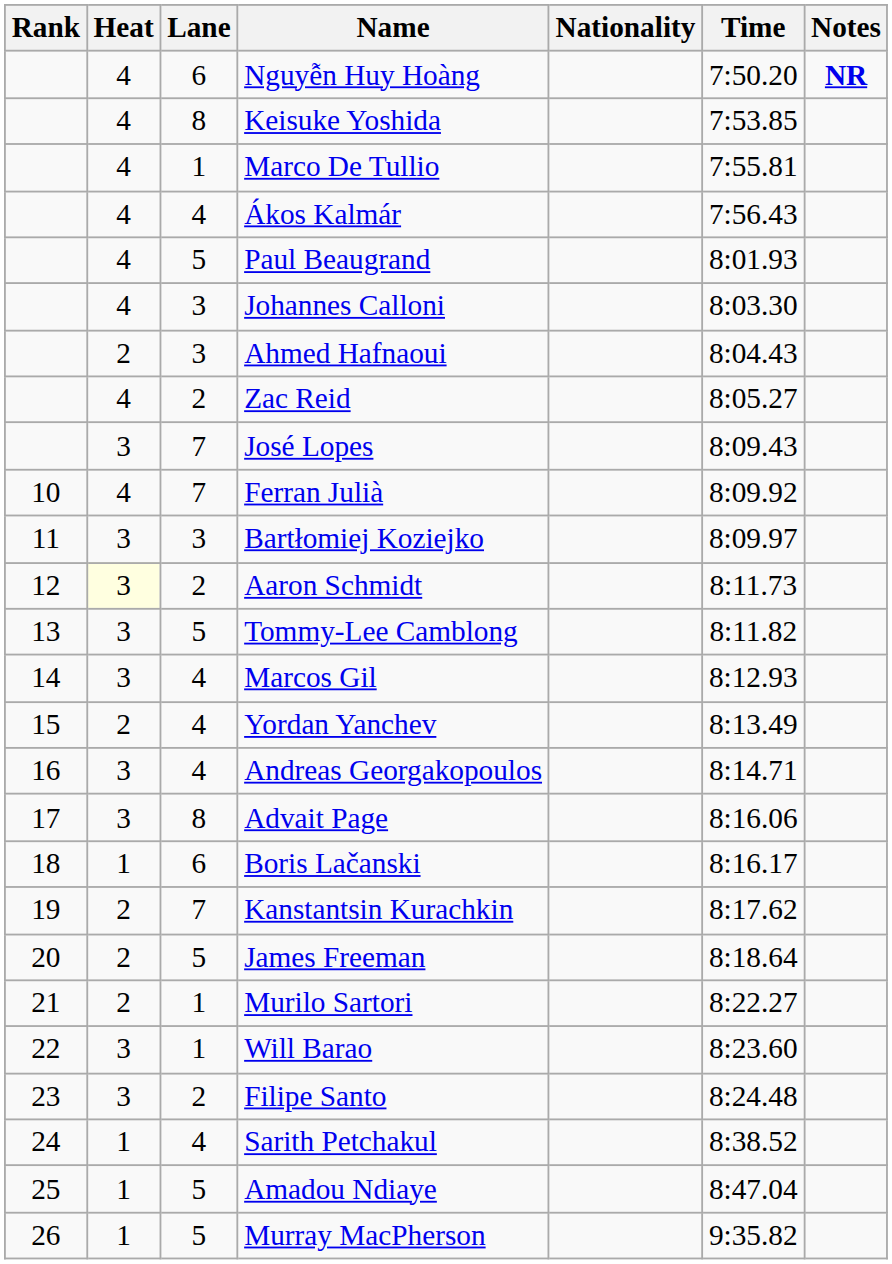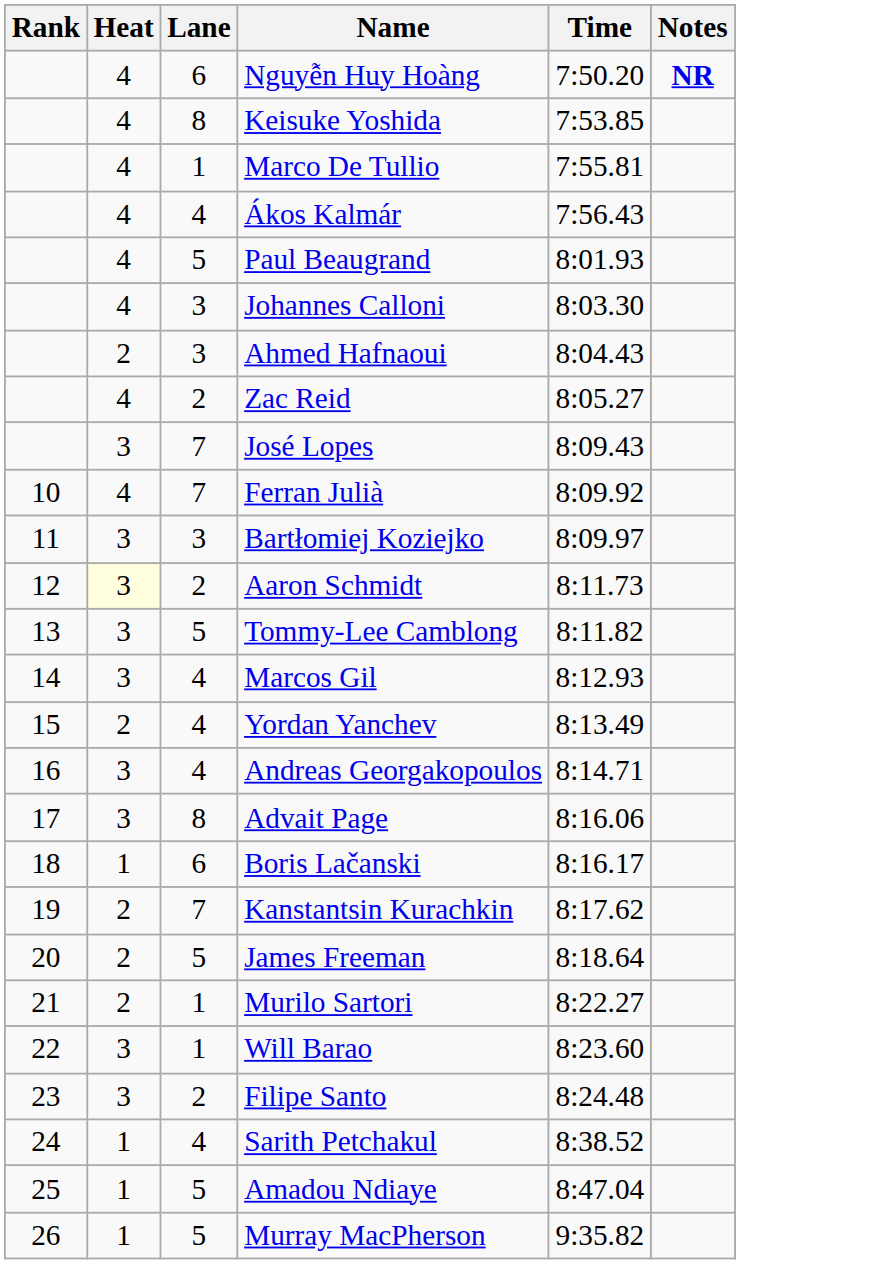- column: (625, 27)
